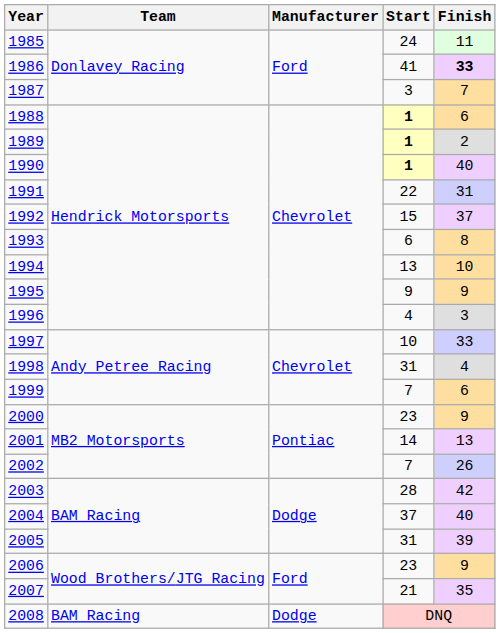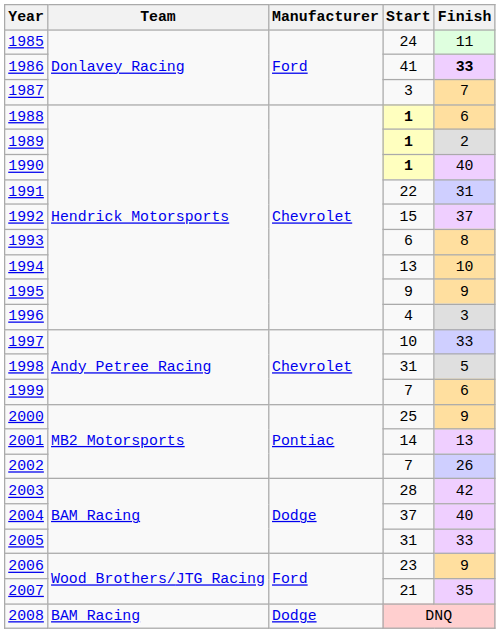(465, 366) 4 -> (465, 366) 5
(408, 416) 23 -> (408, 416) 25
(465, 541) 39 -> (465, 541) 33
